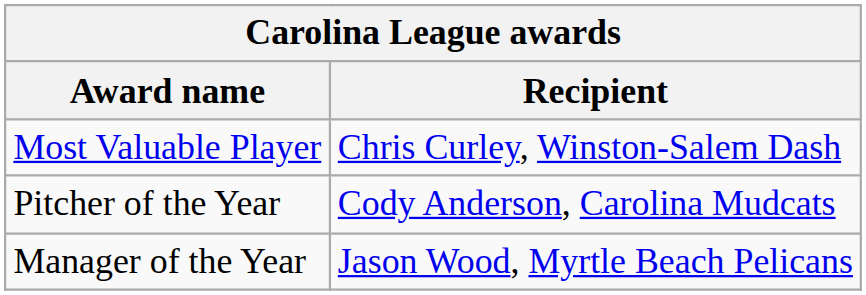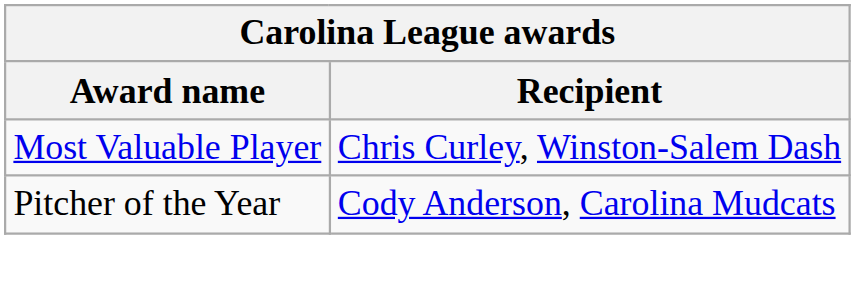- row: (160, 260)
